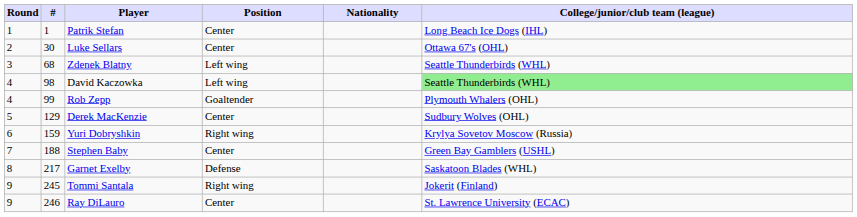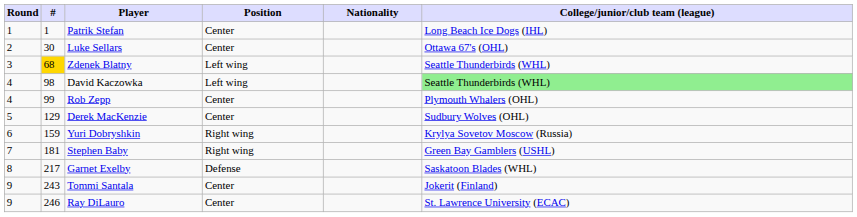(49, 64) no background -> (49, 64) gold background
(229, 99) Goaltender -> (220, 99) Center
(52, 151) 188 -> (52, 151) 181
(220, 151) Center -> (229, 151) Right wing
(52, 185) 245 -> (52, 185) 243
(229, 185) Right wing -> (220, 185) Center
